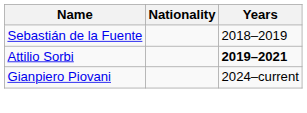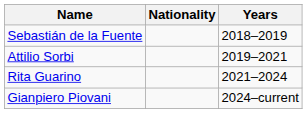(254, 56) bold -> (254, 56) normal
+ row: (44, 77)
